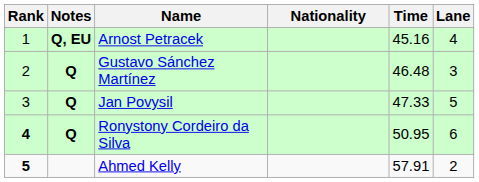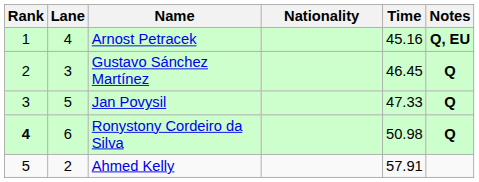columns swapped: (453, 16) <-> (71, 16)
(411, 71) 46.48 -> (404, 71) 46.45
(411, 134) 50.95 -> (404, 134) 50.98
(26, 166) bold -> (26, 166) normal
